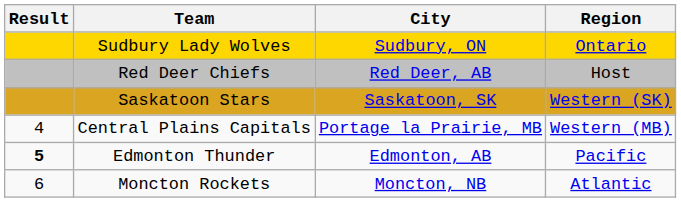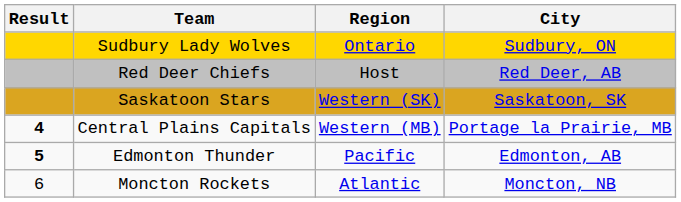columns swapped: (611, 18) <-> (430, 18)
(39, 129) normal -> (39, 129) bold
